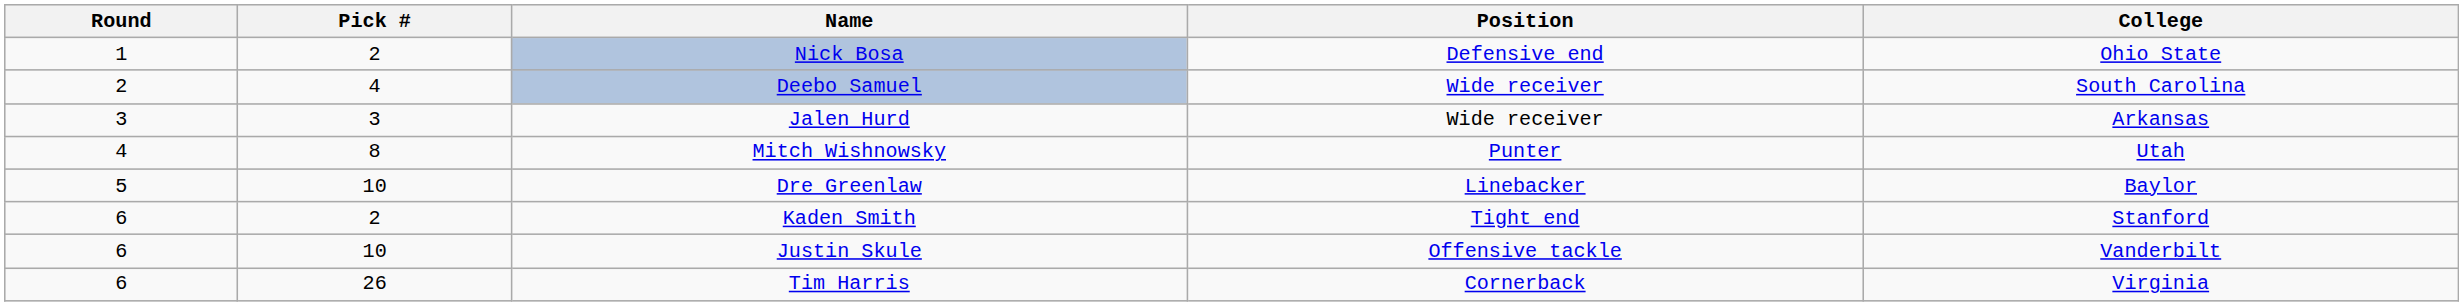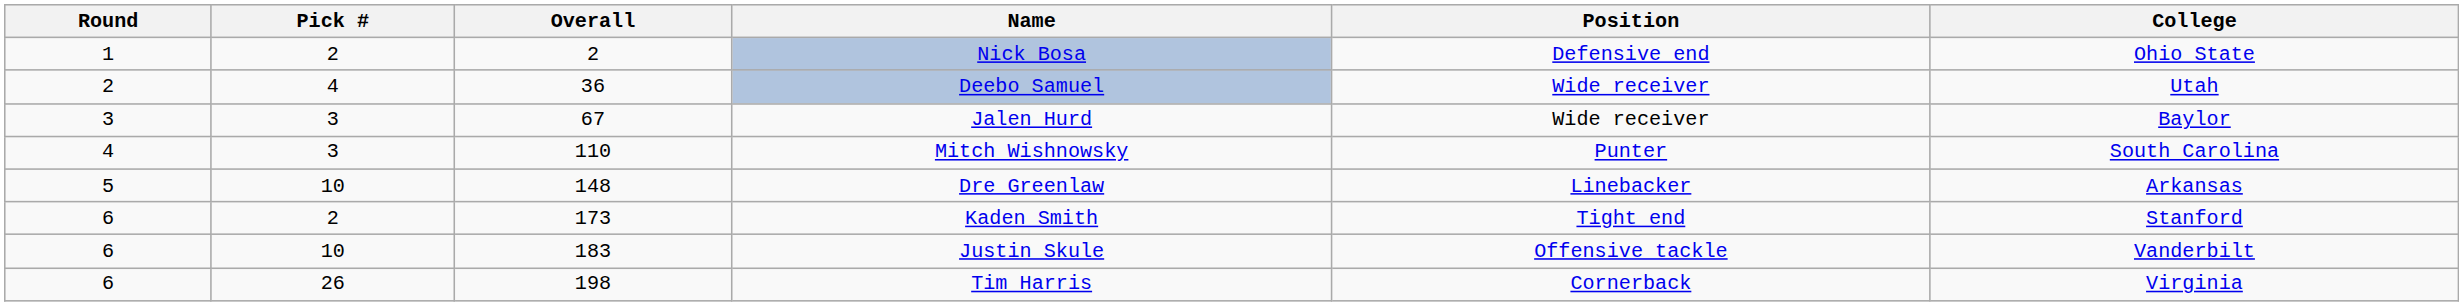+ column: (593, 21)
(2161, 87) South Carolina -> (2194, 87) Utah
(2161, 120) Arkansas -> (2194, 120) Baylor
(375, 153) 8 -> (333, 153) 3
(2161, 153) Utah -> (2194, 153) South Carolina
(2161, 185) Baylor -> (2194, 185) Arkansas
